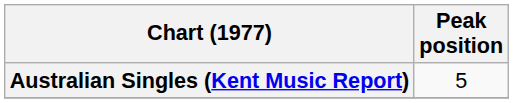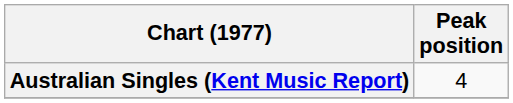(461, 80) 5 -> (461, 80) 4
